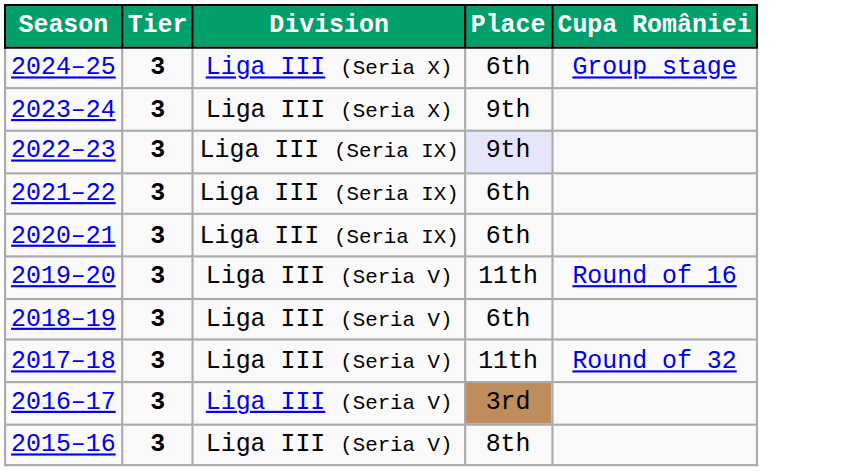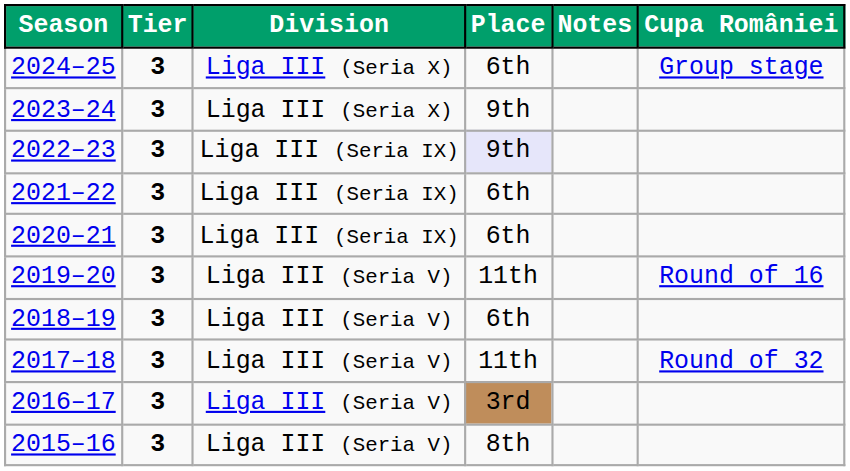+ column: (595, 26)
